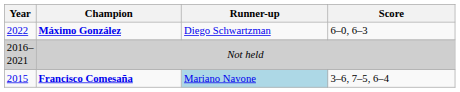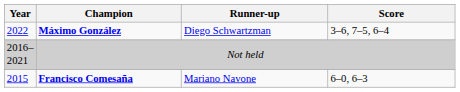(349, 31) 6–0, 6–3 -> (360, 31) 3–6, 7–5, 6–4
(220, 78) lightblue background -> (220, 78) no background
(360, 78) 3–6, 7–5, 6–4 -> (349, 78) 6–0, 6–3
